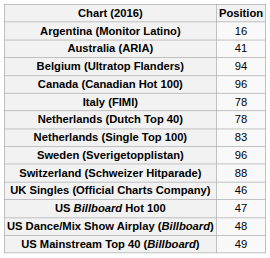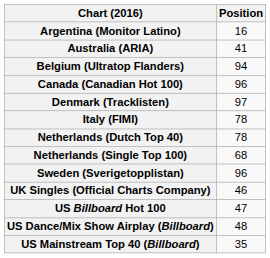+ row: (110, 102)
(241, 137) 83 -> (241, 155) 68
- row: (110, 173)
(241, 244) 49 -> (241, 244) 35
